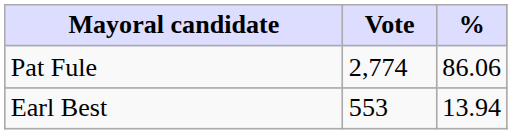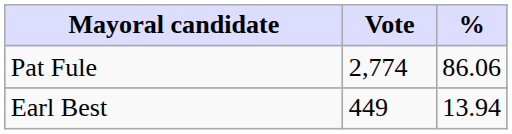(368, 107) 553 -> (368, 107) 449
